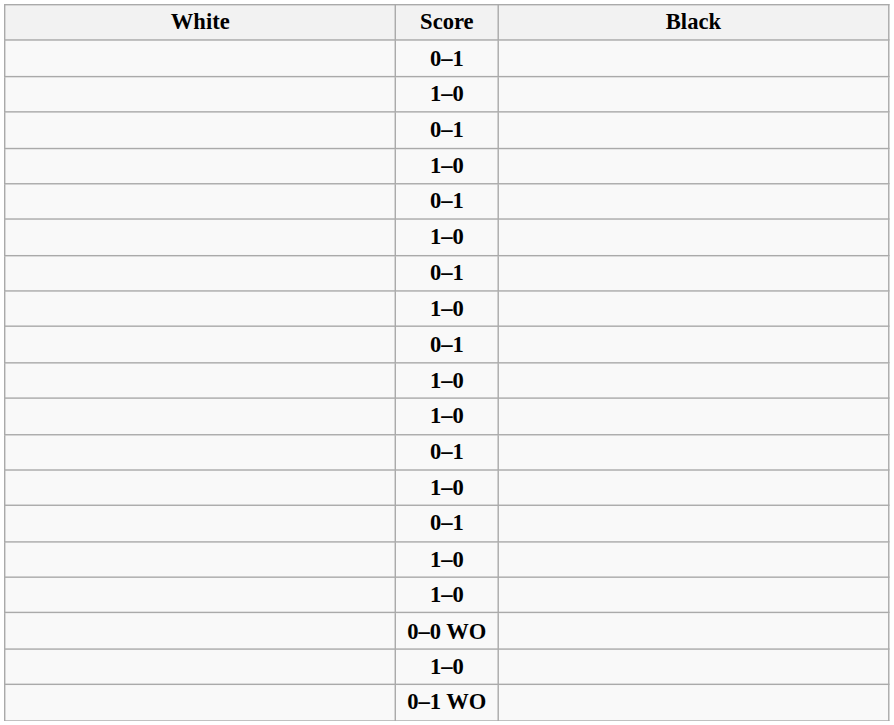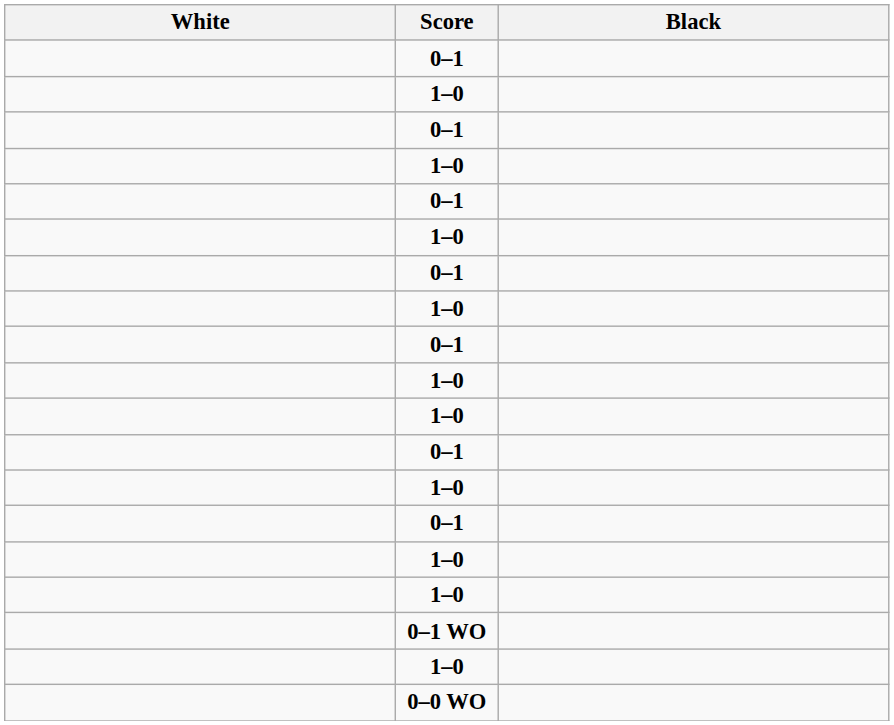rows swapped: (200, 702) <-> (200, 631)
